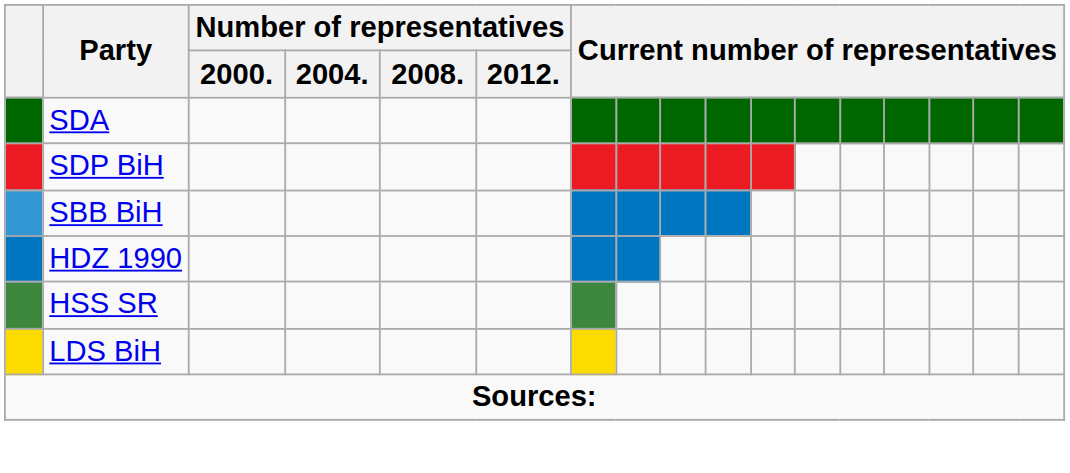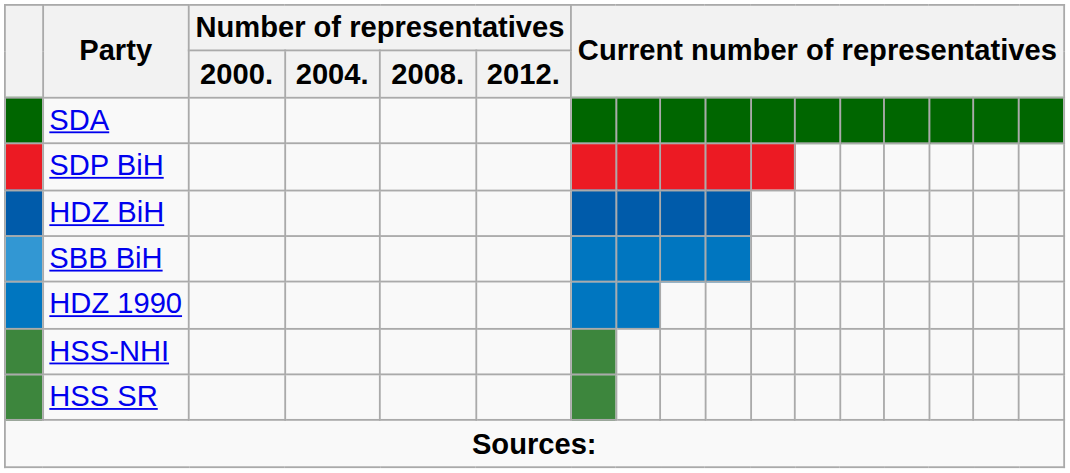+ row: (107, 212)
+ row: (109, 350)
- row: (105, 350)
